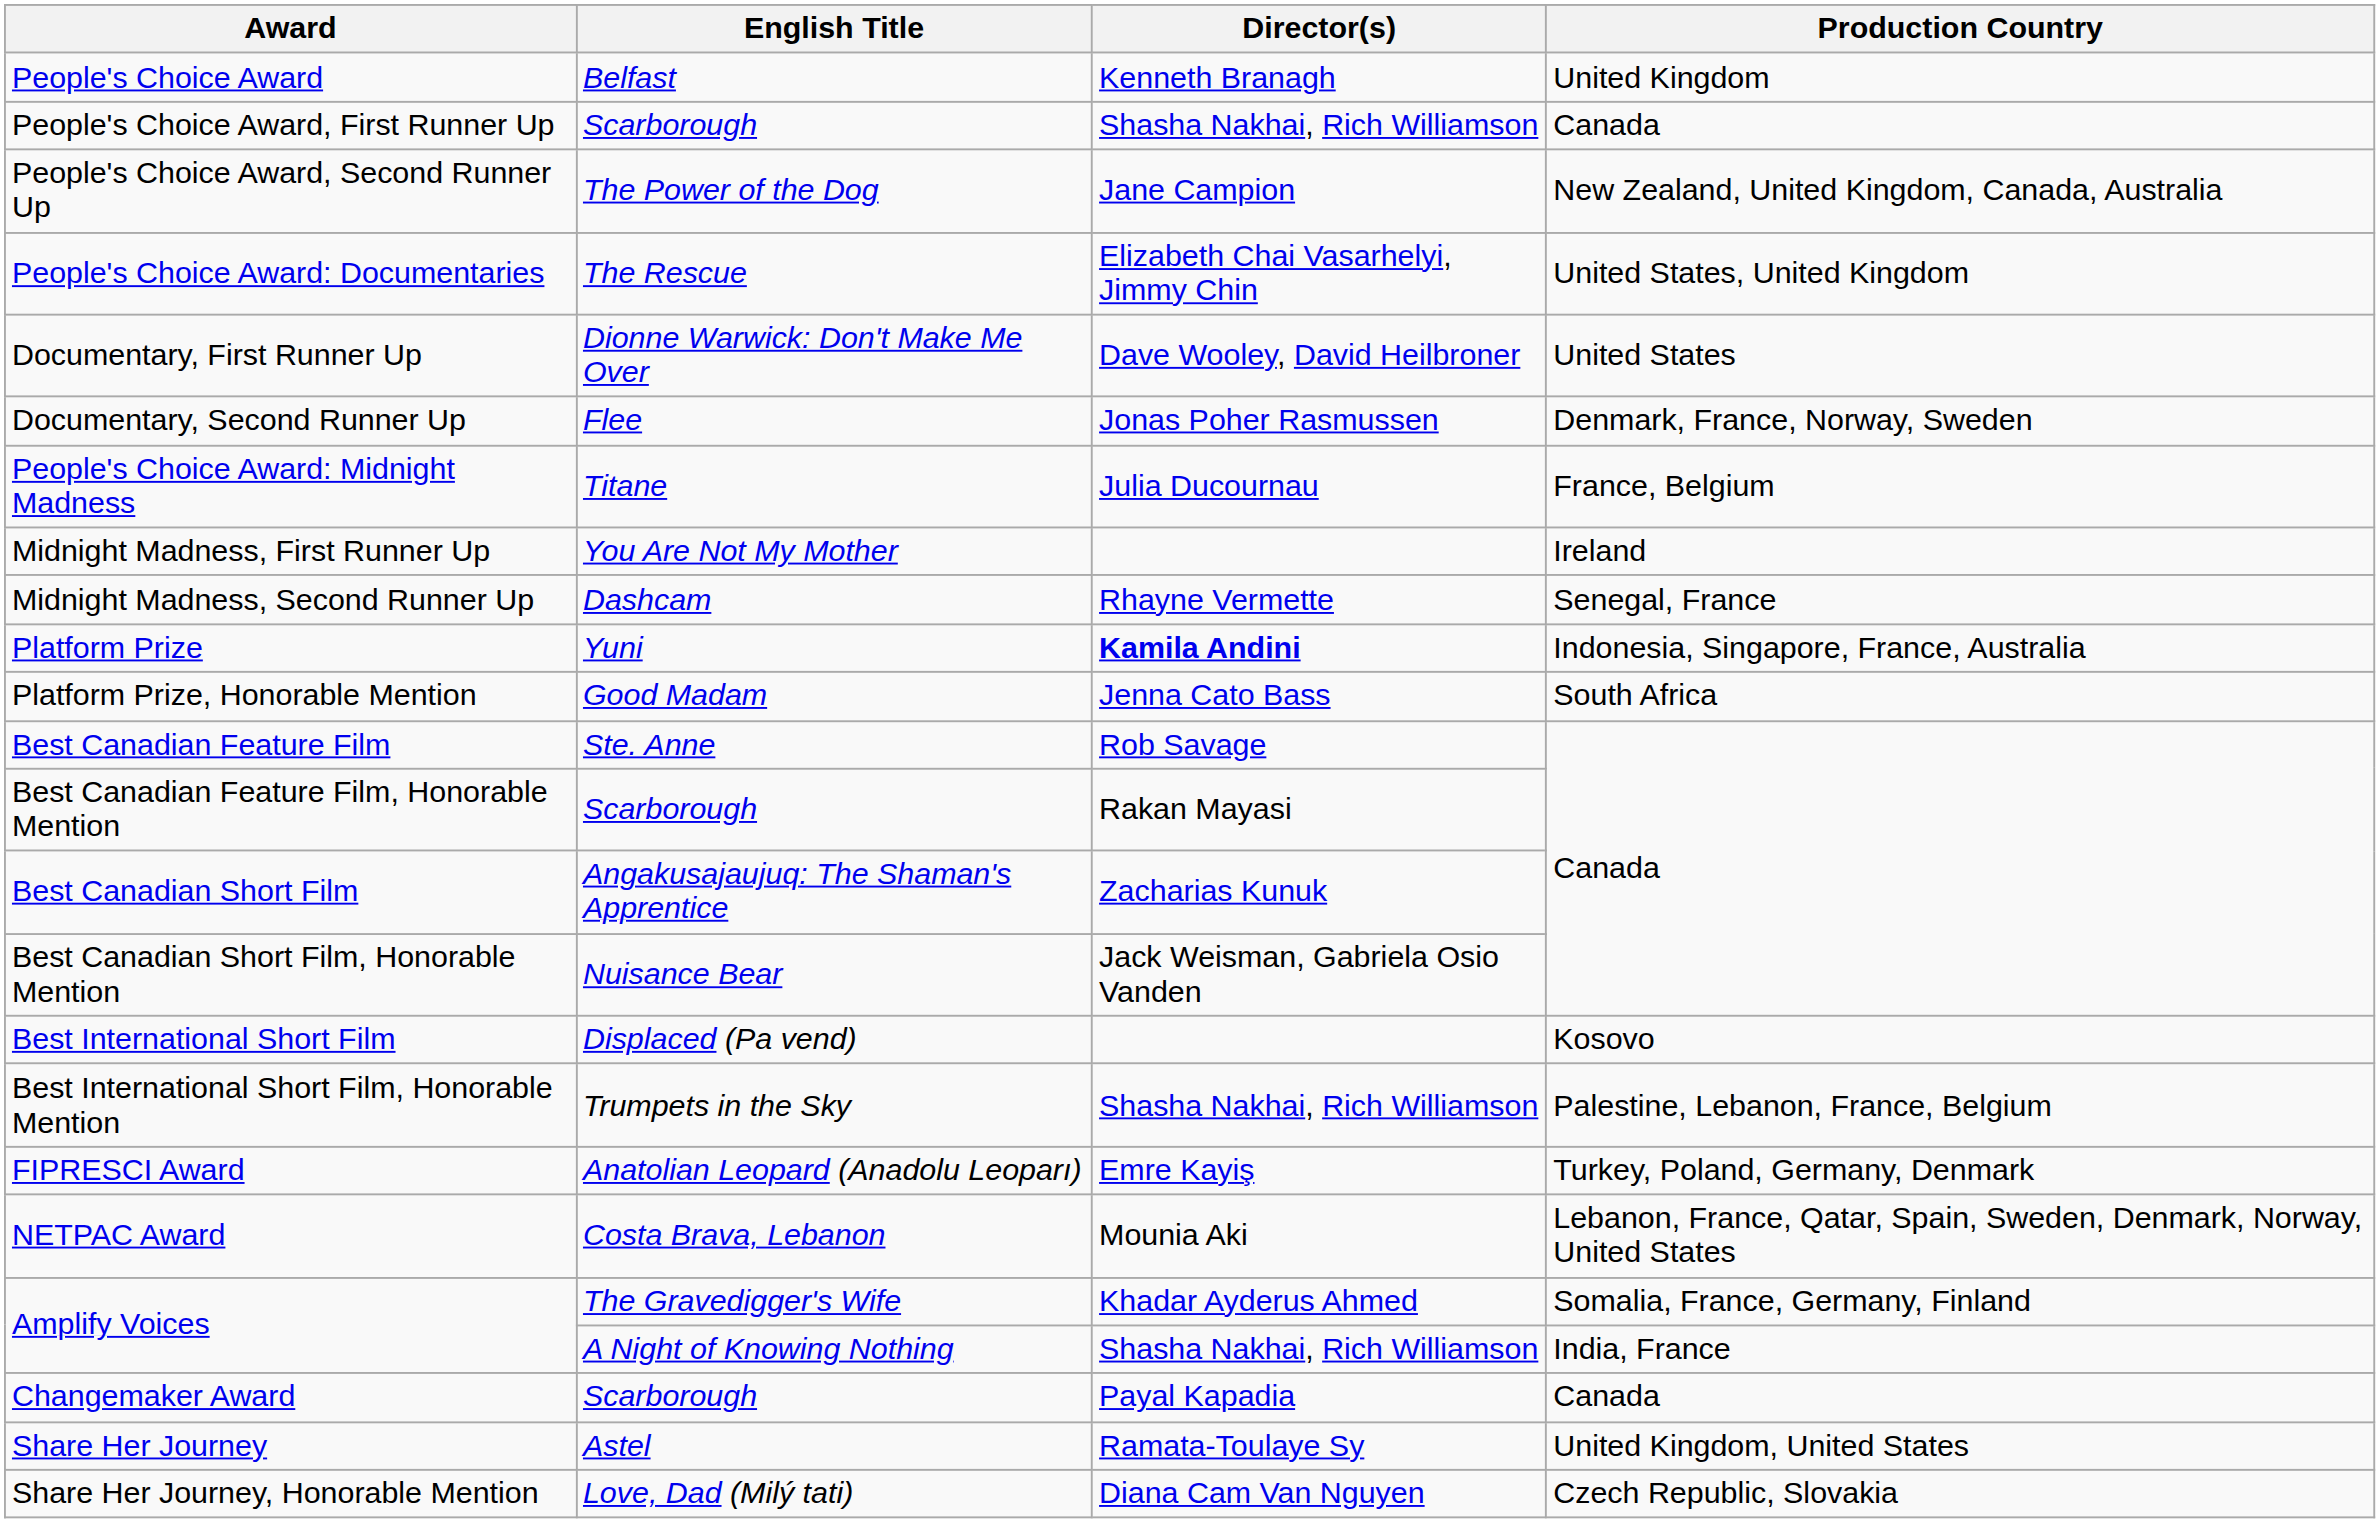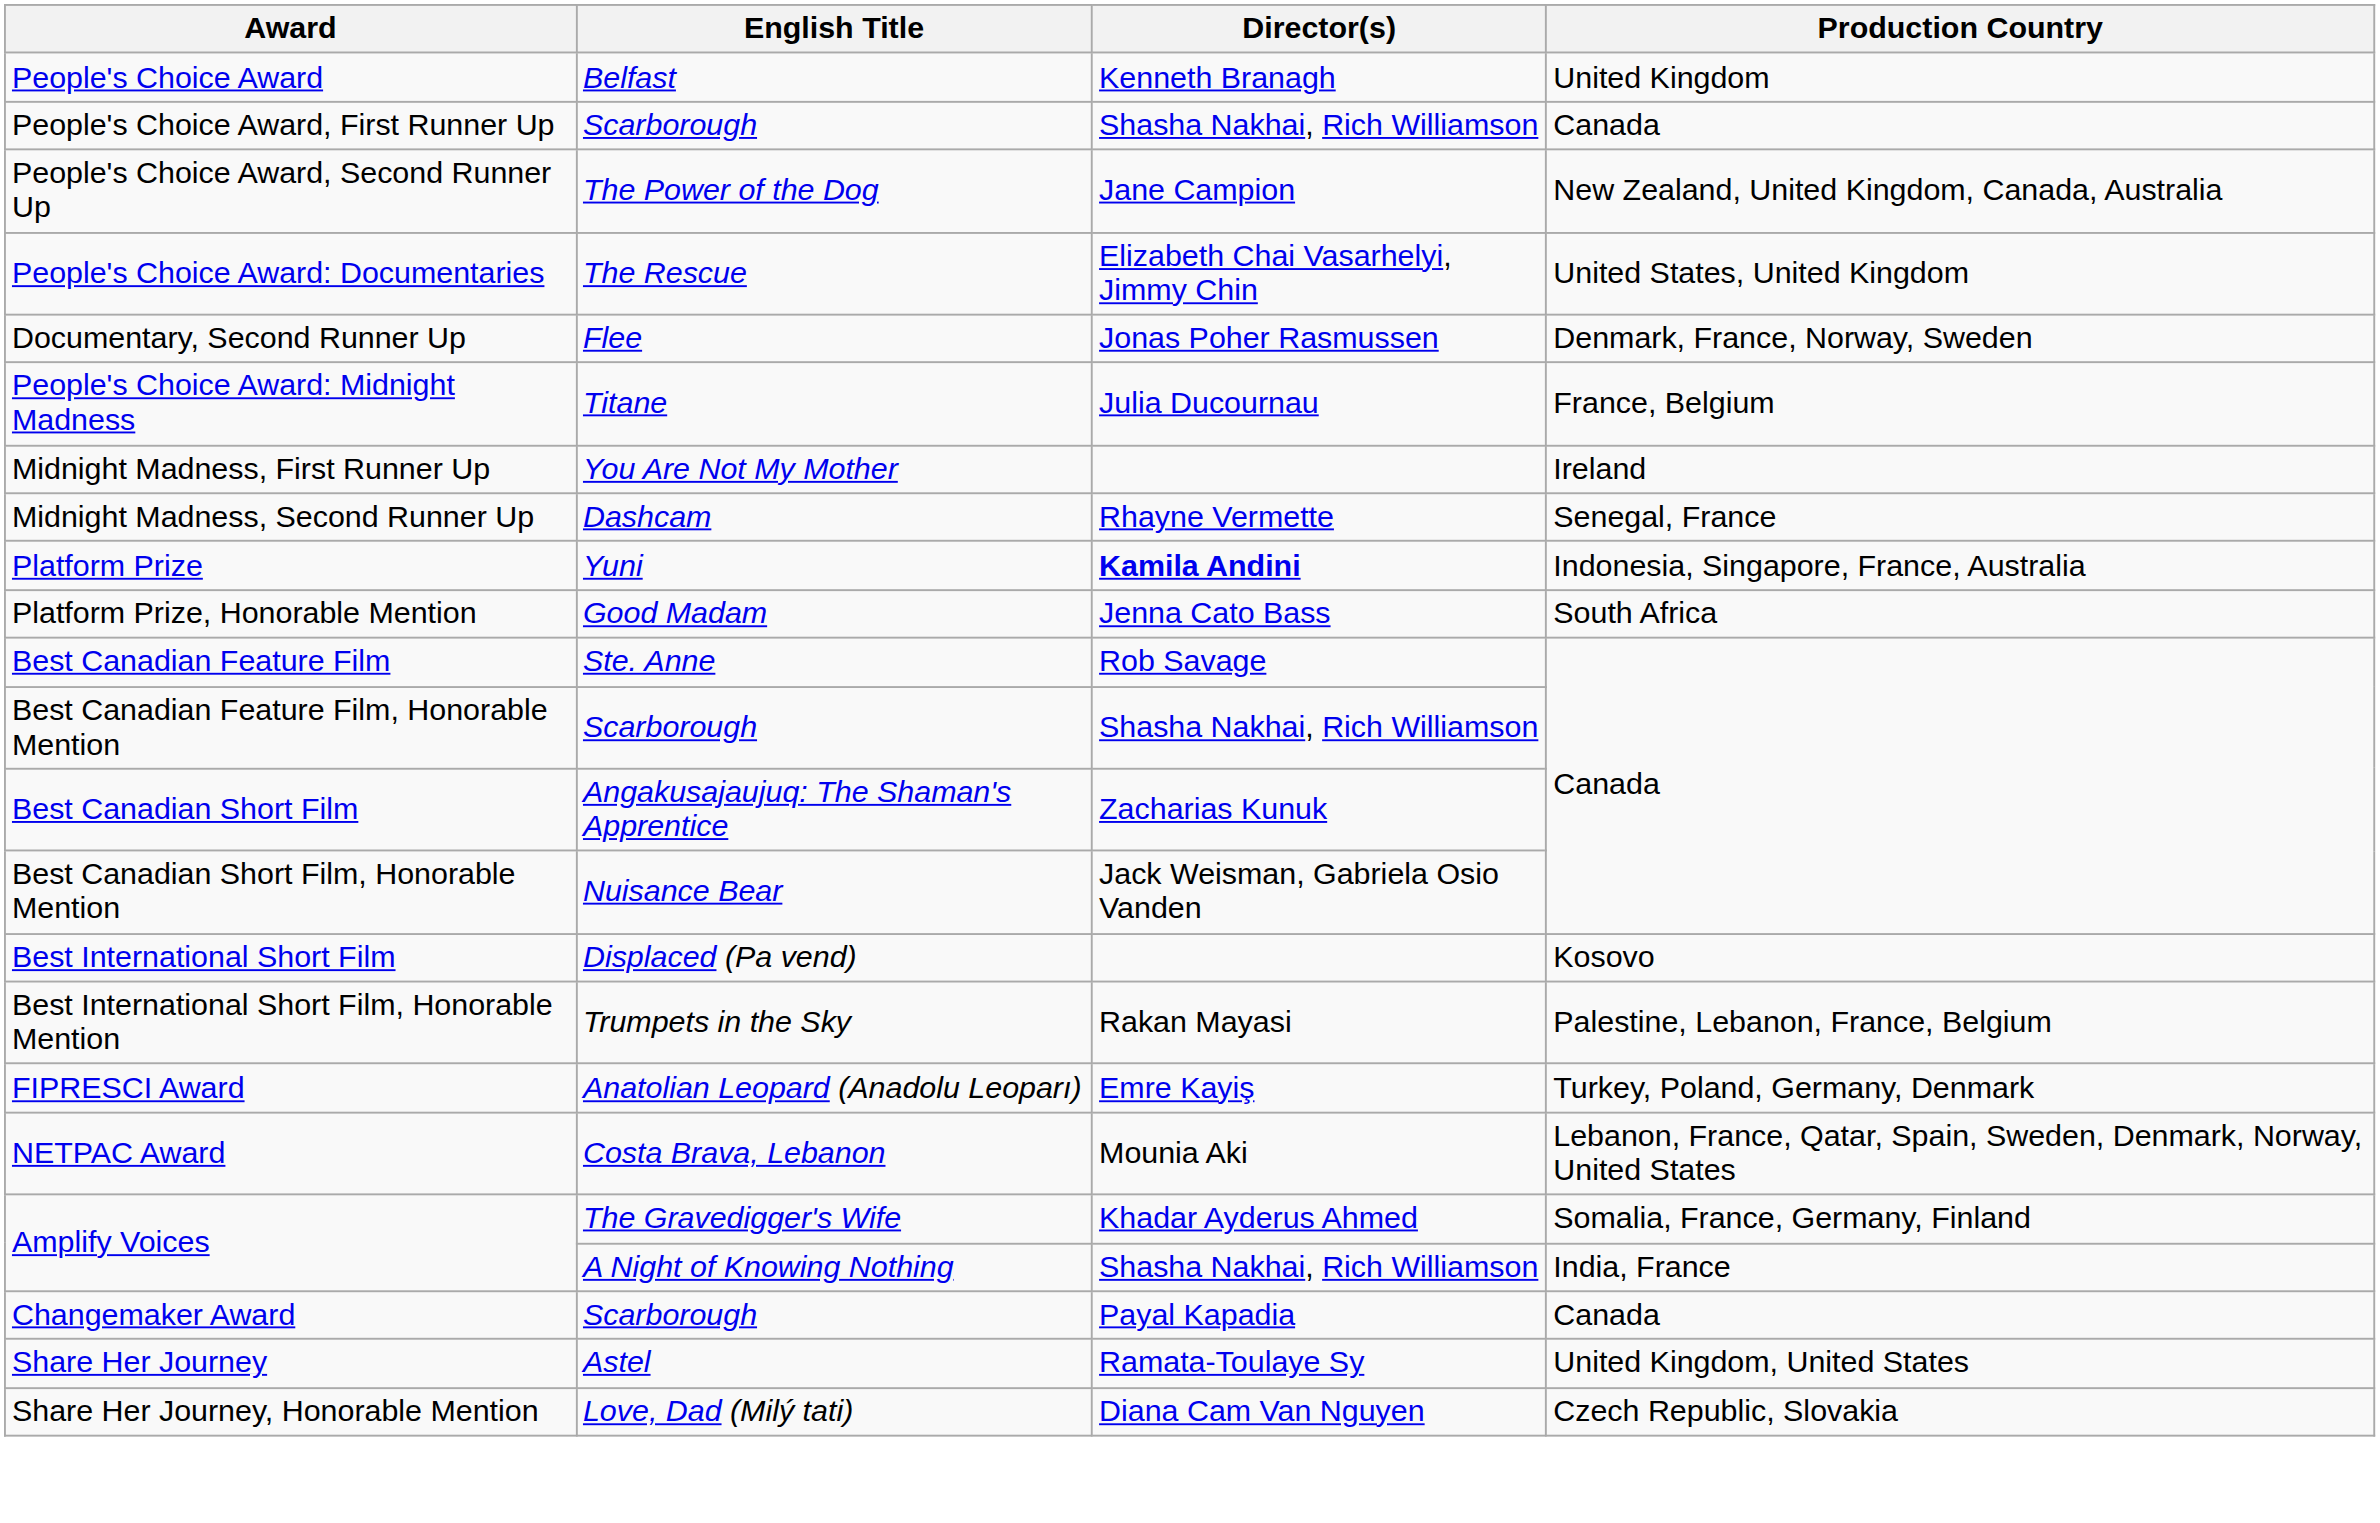- row: (217, 355)
(1195, 809) Rakan Mayasi -> (1319, 726) Shasha Nakhai, Rich Williamson
(1319, 1104) Shasha Nakhai, Rich Williamson -> (1195, 1022) Rakan Mayasi
